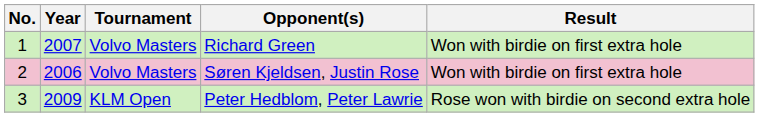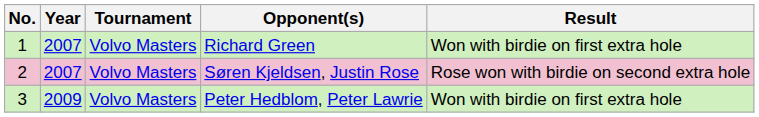(63, 72) 2006 -> (63, 72) 2007
(556, 72) Won with birdie on first extra hole -> (590, 72) Rose won with birdie on second extra hole
(130, 99) KLM Open -> (143, 99) Volvo Masters
(590, 99) Rose won with birdie on second extra hole -> (556, 99) Won with birdie on first extra hole
